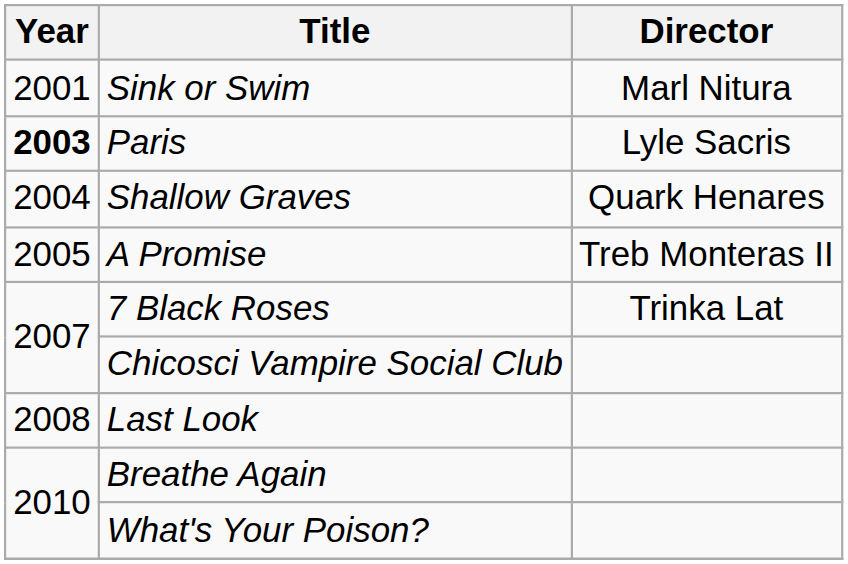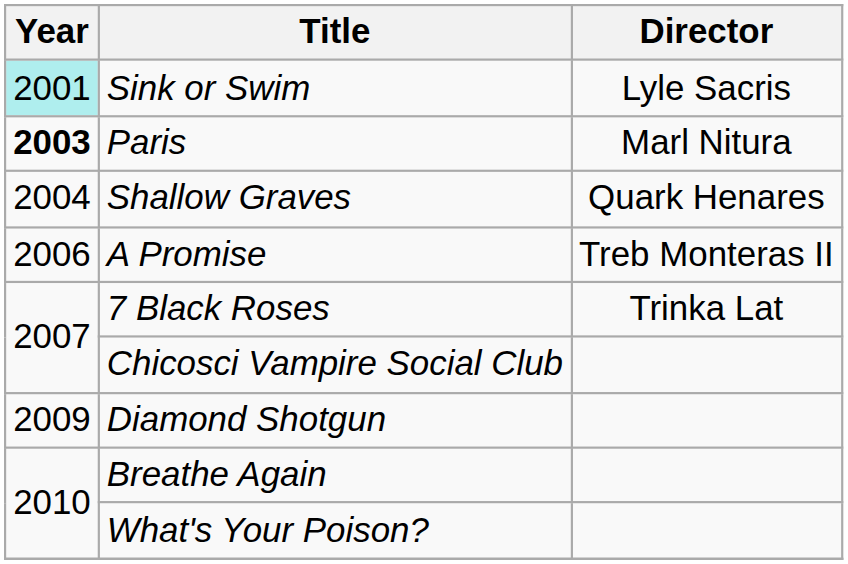(52, 87) no background -> (52, 87) paleturquoise background
(706, 87) Marl Nitura -> (706, 87) Lyle Sacris
(706, 142) Lyle Sacris -> (706, 142) Marl Nitura
(52, 253) 2005 -> (52, 253) 2006
- row: (182, 419)
+ row: (246, 419)
